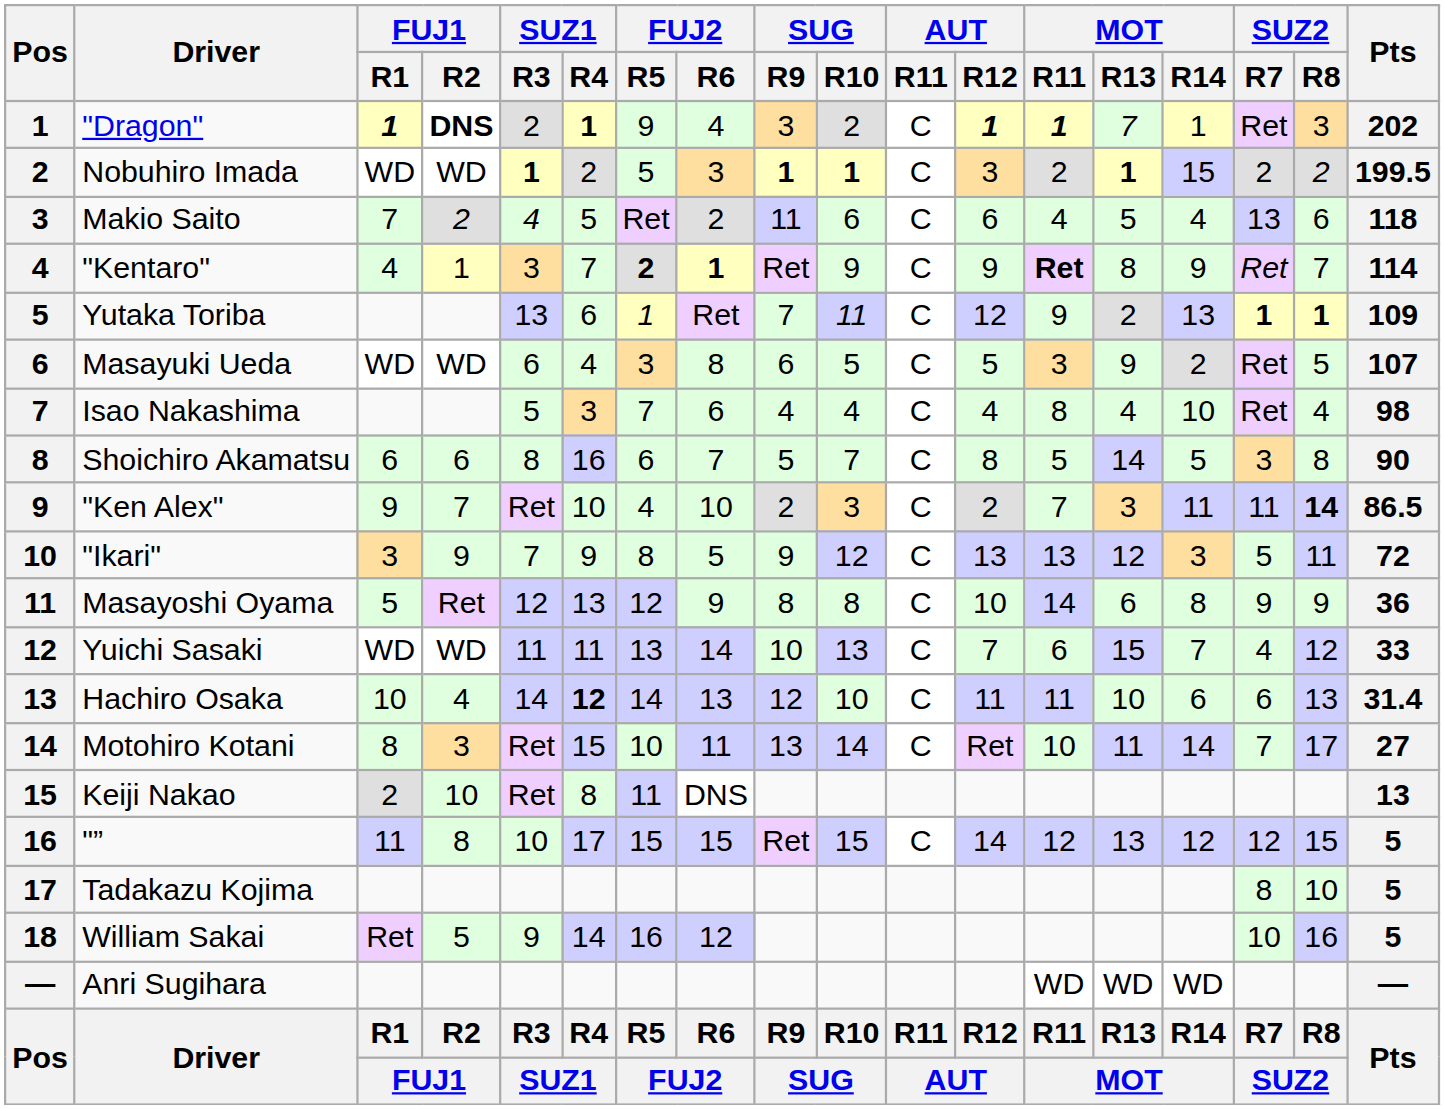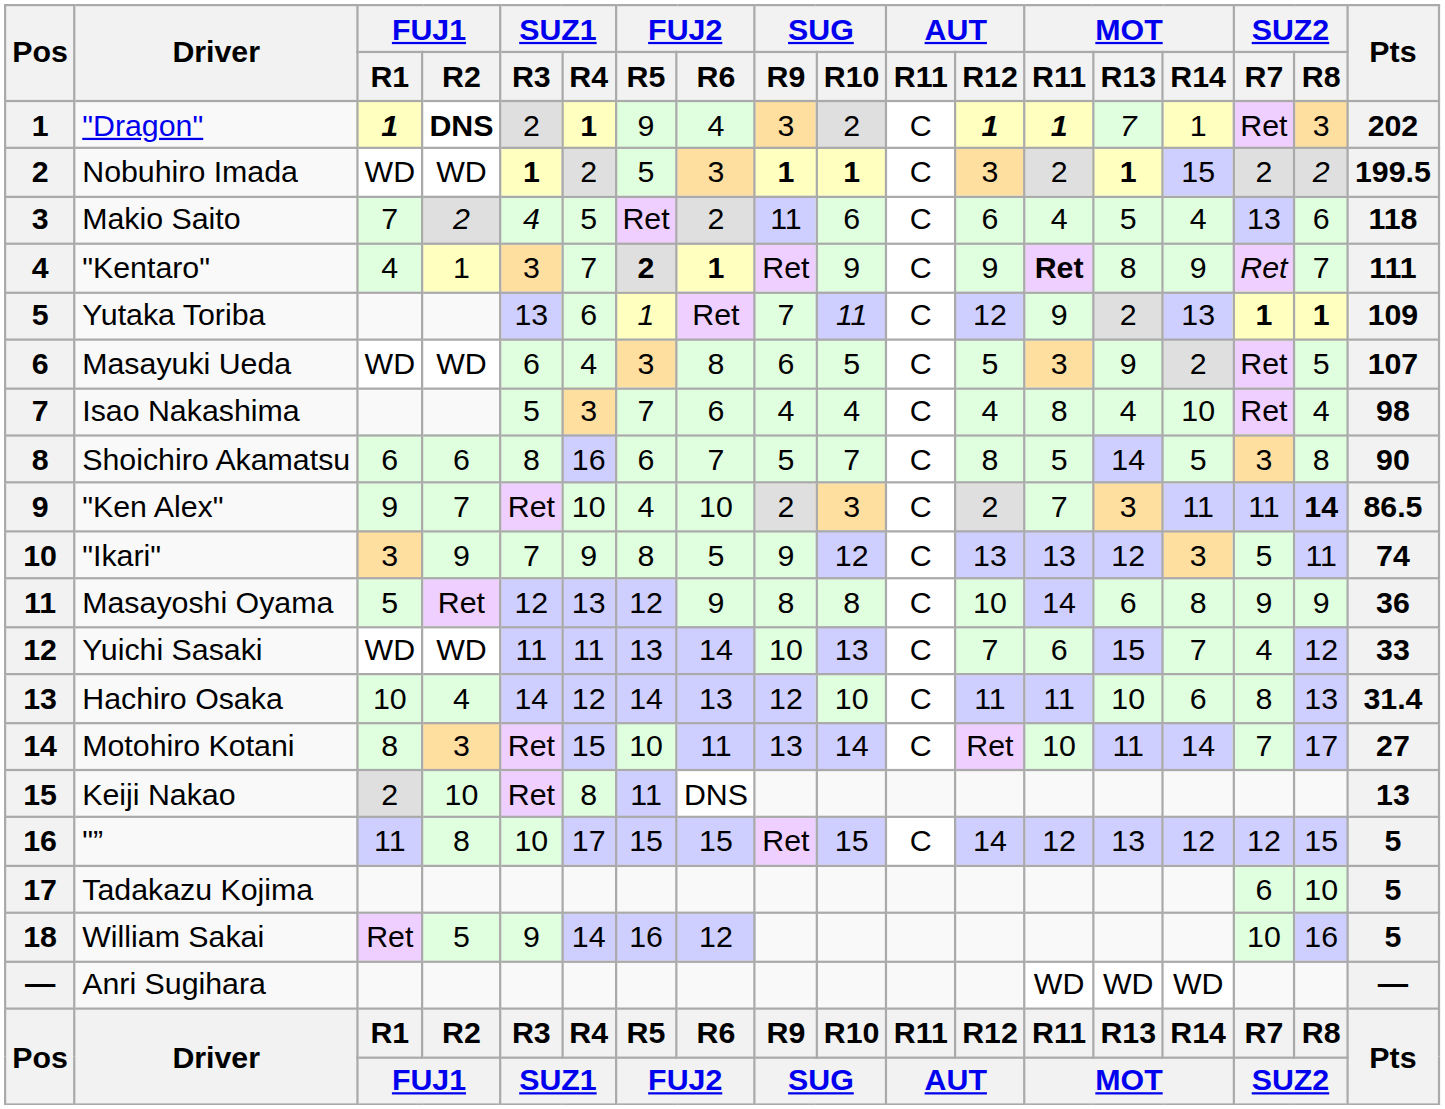(1393, 268) 114 -> (1393, 268) 111
(1393, 554) 72 -> (1393, 554) 74
(589, 698) bold -> (589, 698) normal
(1264, 698) 6 -> (1264, 698) 8
(1264, 889) 8 -> (1264, 889) 6
